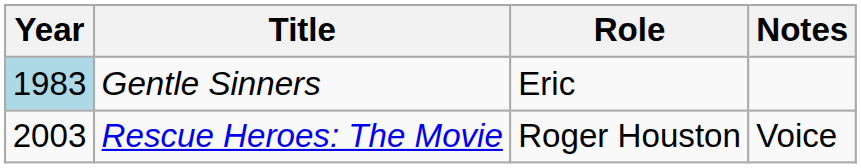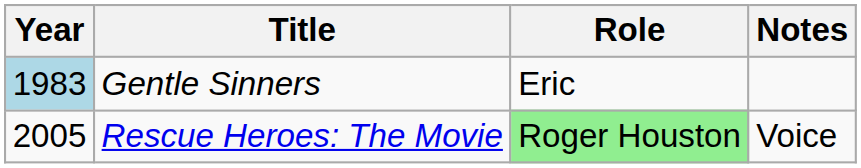(50, 135) 2003 -> (50, 135) 2005
(630, 135) no background -> (630, 135) lightgreen background
